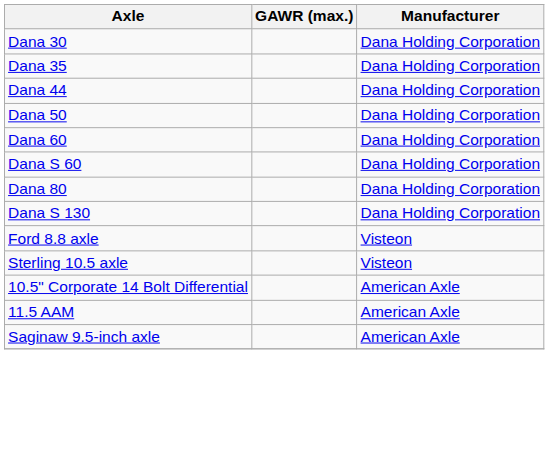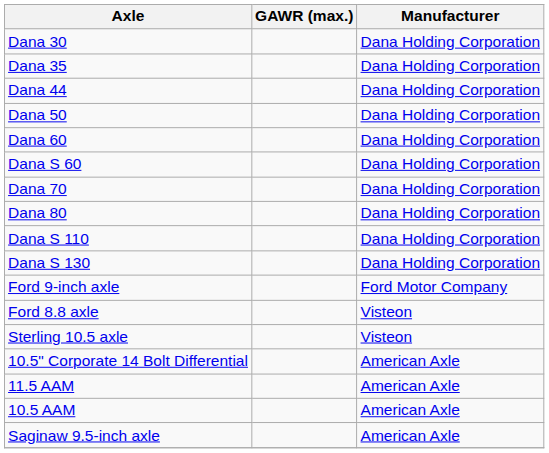+ row: (37, 189)
+ row: (48, 238)
+ row: (64, 287)
+ row: (42, 410)
